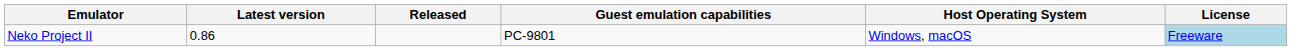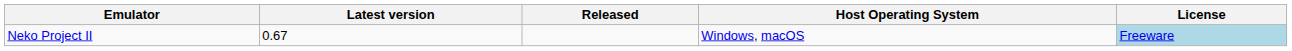- column: (683, 14)
(202, 35) 0.86 -> (275, 35) 0.67
